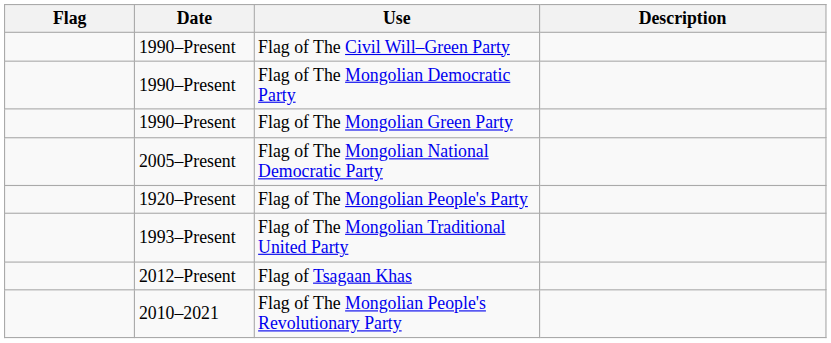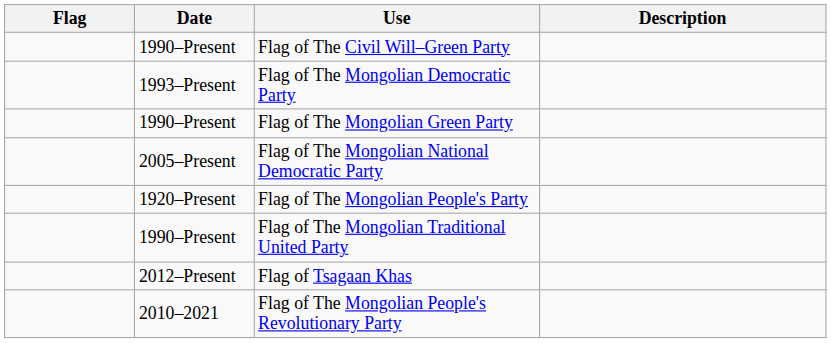(187, 84) 1990–Present -> (187, 84) 1993–Present
(187, 237) 1993–Present -> (187, 237) 1990–Present
